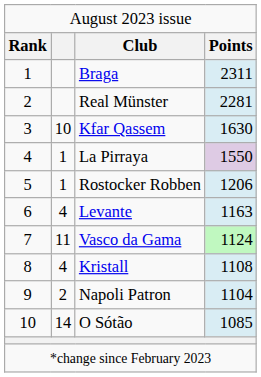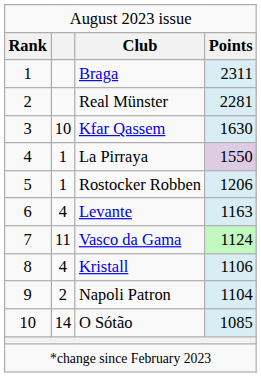(237, 267) 1108 -> (237, 267) 1106
